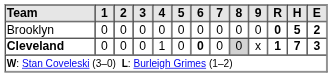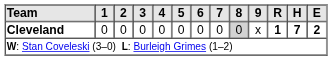- row: (30, 29)
(162, 46) 1 -> (162, 29) 0
(200, 46) bold -> (200, 29) normal
(317, 46) 3 -> (317, 29) 2
